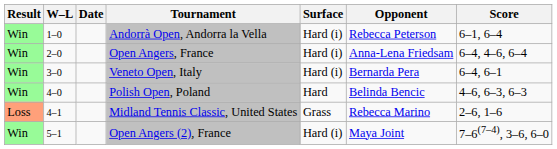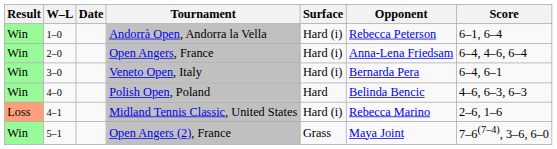(317, 111) Grass -> (323, 111) Hard (i)
(323, 133) Hard (i) -> (317, 133) Grass
